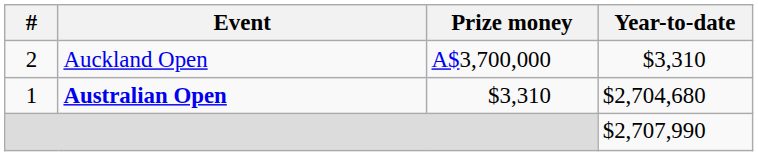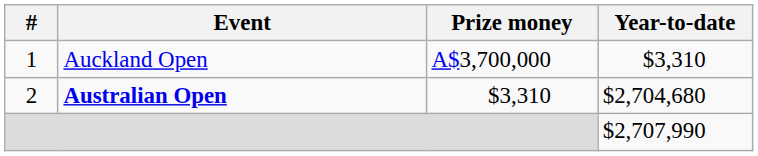(31, 58) 2 -> (31, 58) 1
(31, 95) 1 -> (31, 95) 2
